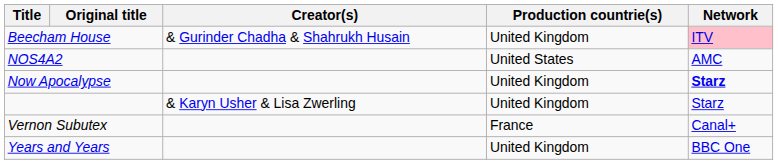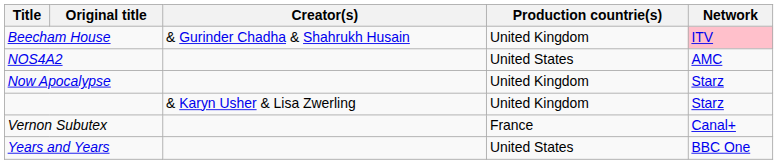(708, 81) bold -> (708, 81) normal
(539, 147) United Kingdom -> (532, 147) United States
